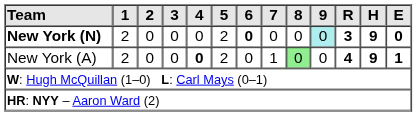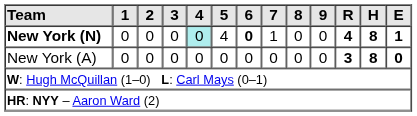(125, 36) 2 -> (125, 36) 0
(199, 36) no background -> (199, 36) paleturquoise background
(224, 36) 2 -> (224, 36) 4
(274, 36) 0 -> (274, 36) 1
(323, 36) paleturquoise background -> (323, 36) no background
(348, 36) 3 -> (348, 36) 4
(373, 36) 9 -> (373, 36) 8
(399, 36) 0 -> (399, 36) 1
(125, 57) 2 -> (125, 57) 0
(199, 57) bold -> (199, 57) normal
(224, 57) 2 -> (224, 57) 0
(274, 57) 1 -> (274, 57) 0
(298, 57) lightgreen background -> (298, 57) no background
(348, 57) 4 -> (348, 57) 3
(373, 57) 9 -> (373, 57) 8
(399, 57) 1 -> (399, 57) 0
